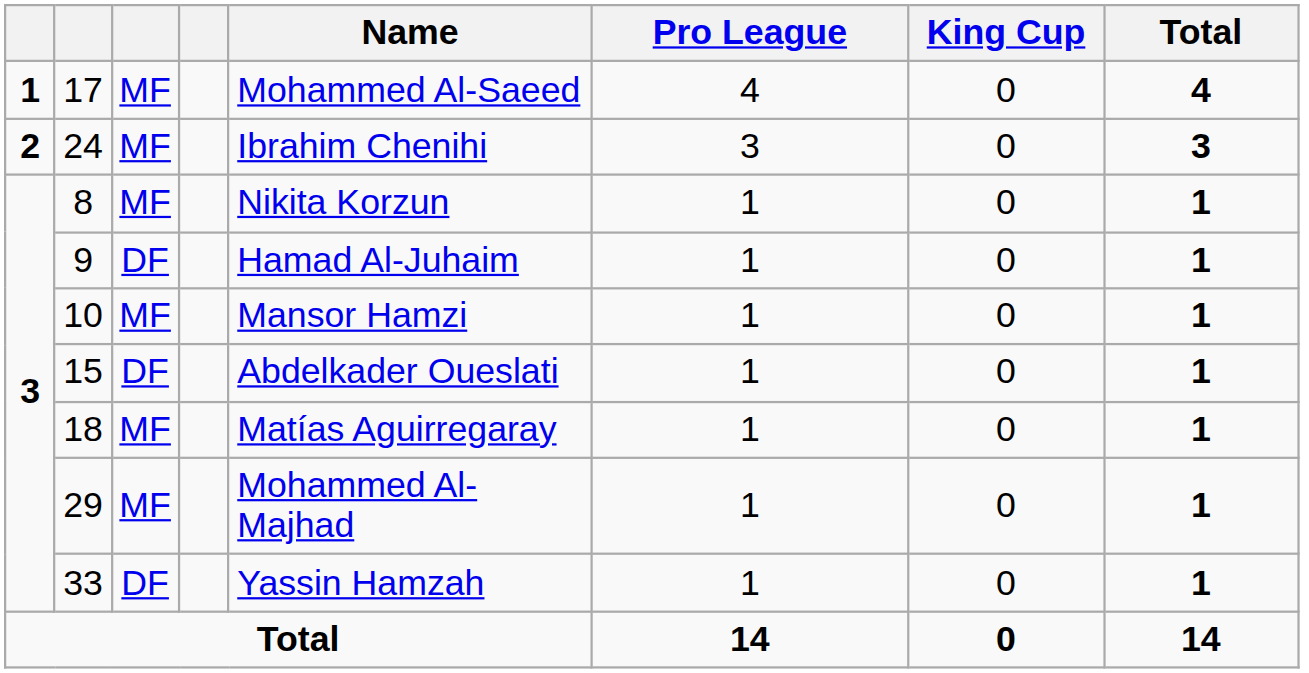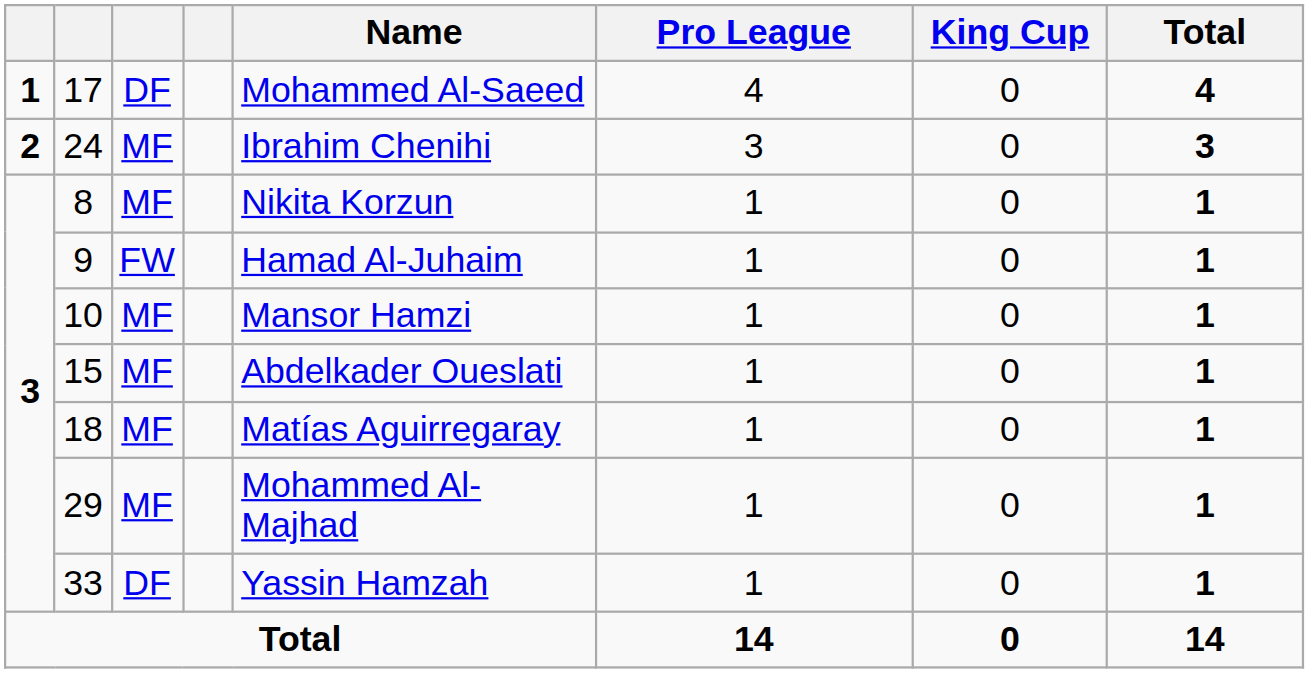(145, 89) MF -> (147, 89) DF
(145, 259) DF -> (147, 259) FW
(145, 372) DF -> (147, 372) MF
